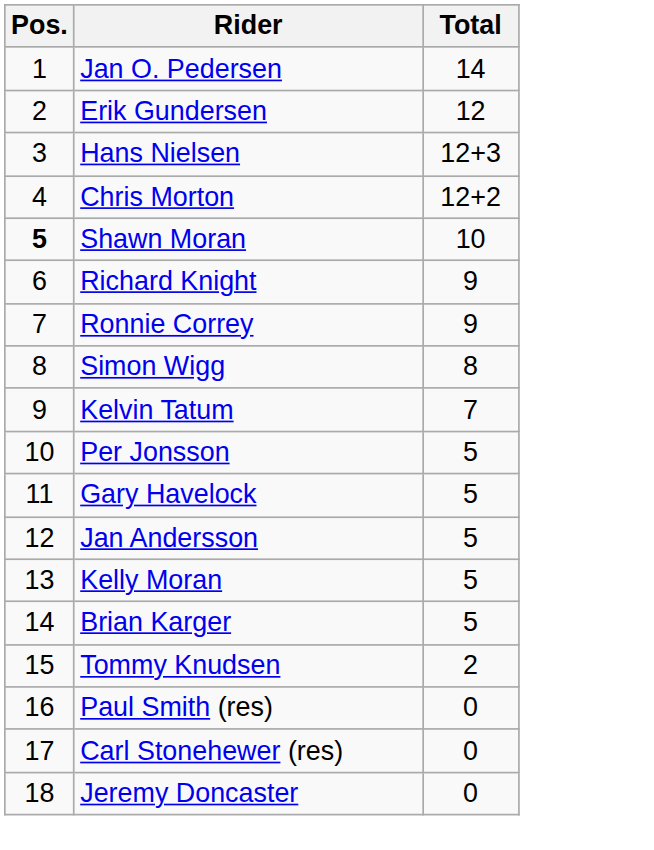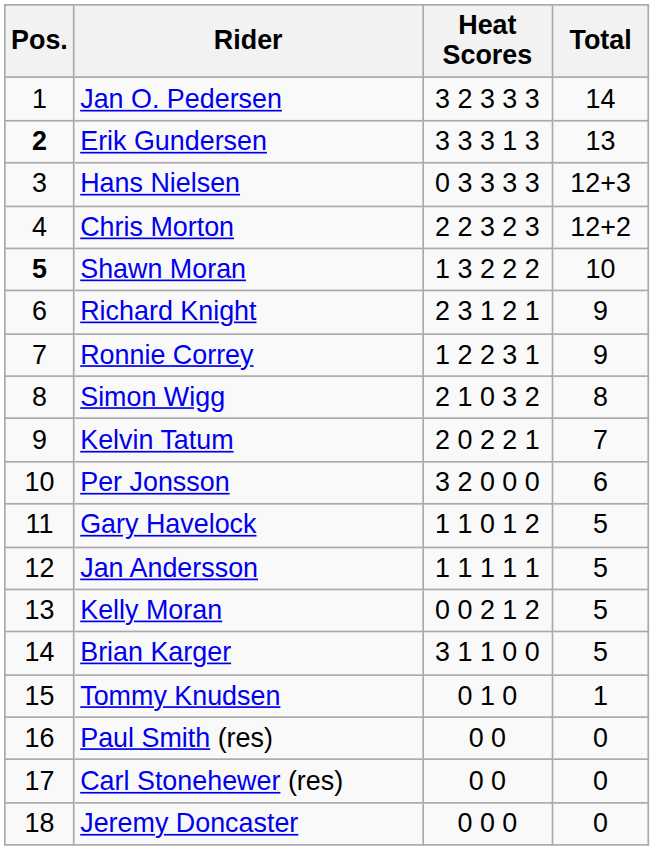+ column: (487, 40)
(39, 111) normal -> (39, 141) bold
(471, 111) 12 -> (601, 141) 13
(471, 452) 5 -> (601, 482) 6
(471, 665) 2 -> (601, 695) 1
